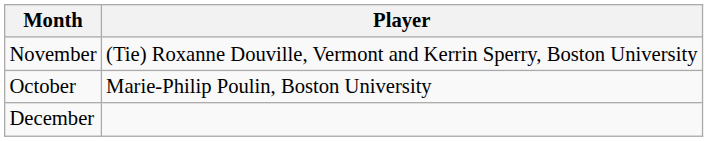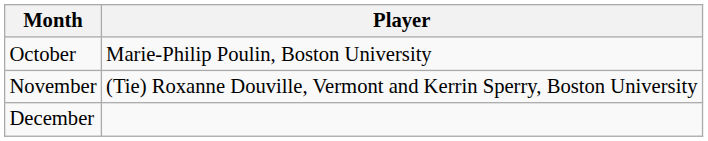rows swapped: (43, 86) <-> (53, 53)
